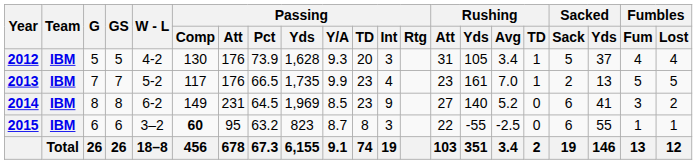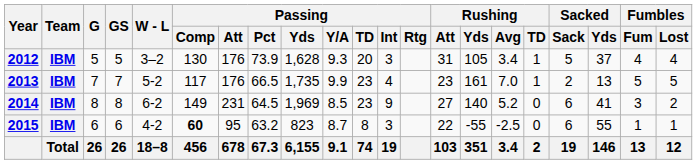(152, 59) 4-2 -> (152, 59) 3–2
(152, 125) 3–2 -> (152, 125) 4-2
